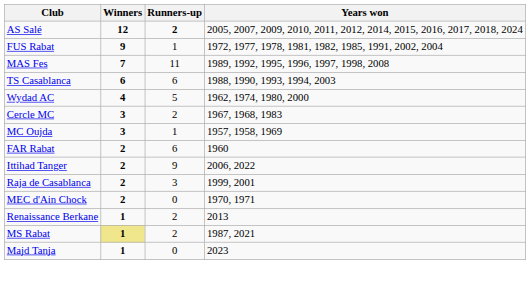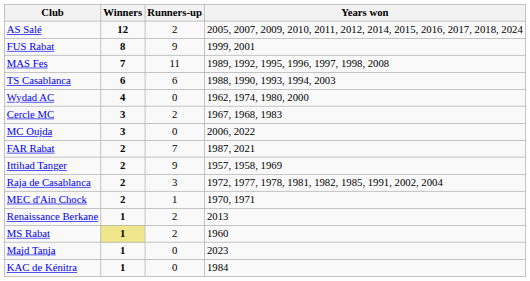(175, 30) bold -> (175, 30) normal
(123, 47) 9 -> (123, 47) 8
(175, 47) 1 -> (175, 47) 9
(325, 47) 1972, 1977, 1978, 1981, 1982, 1985, 1991, 2002, 2004 -> (231, 47) 1999, 2001
(175, 98) 5 -> (175, 98) 0
(175, 132) 1 -> (175, 132) 0
(244, 132) 1957, 1958, 1969 -> (231, 132) 2006, 2022
(175, 149) 6 -> (175, 149) 7
(218, 149) 1960 -> (231, 149) 1987, 2021
(231, 166) 2006, 2022 -> (244, 166) 1957, 1958, 1969
(231, 183) 1999, 2001 -> (325, 183) 1972, 1977, 1978, 1981, 1982, 1985, 1991, 2002, 2004
(175, 200) 0 -> (175, 200) 1
(231, 234) 1987, 2021 -> (218, 234) 1960
+ row: (42, 268)
